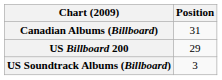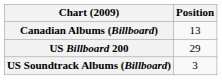(195, 30) 31 -> (195, 30) 13
